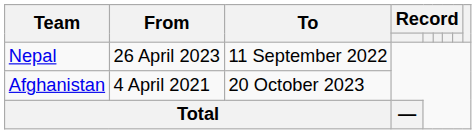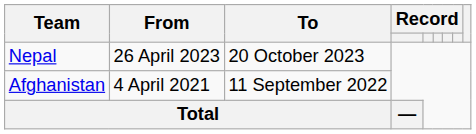(308, 56) 11 September 2022 -> (296, 56) 20 October 2023
(296, 85) 20 October 2023 -> (308, 85) 11 September 2022
